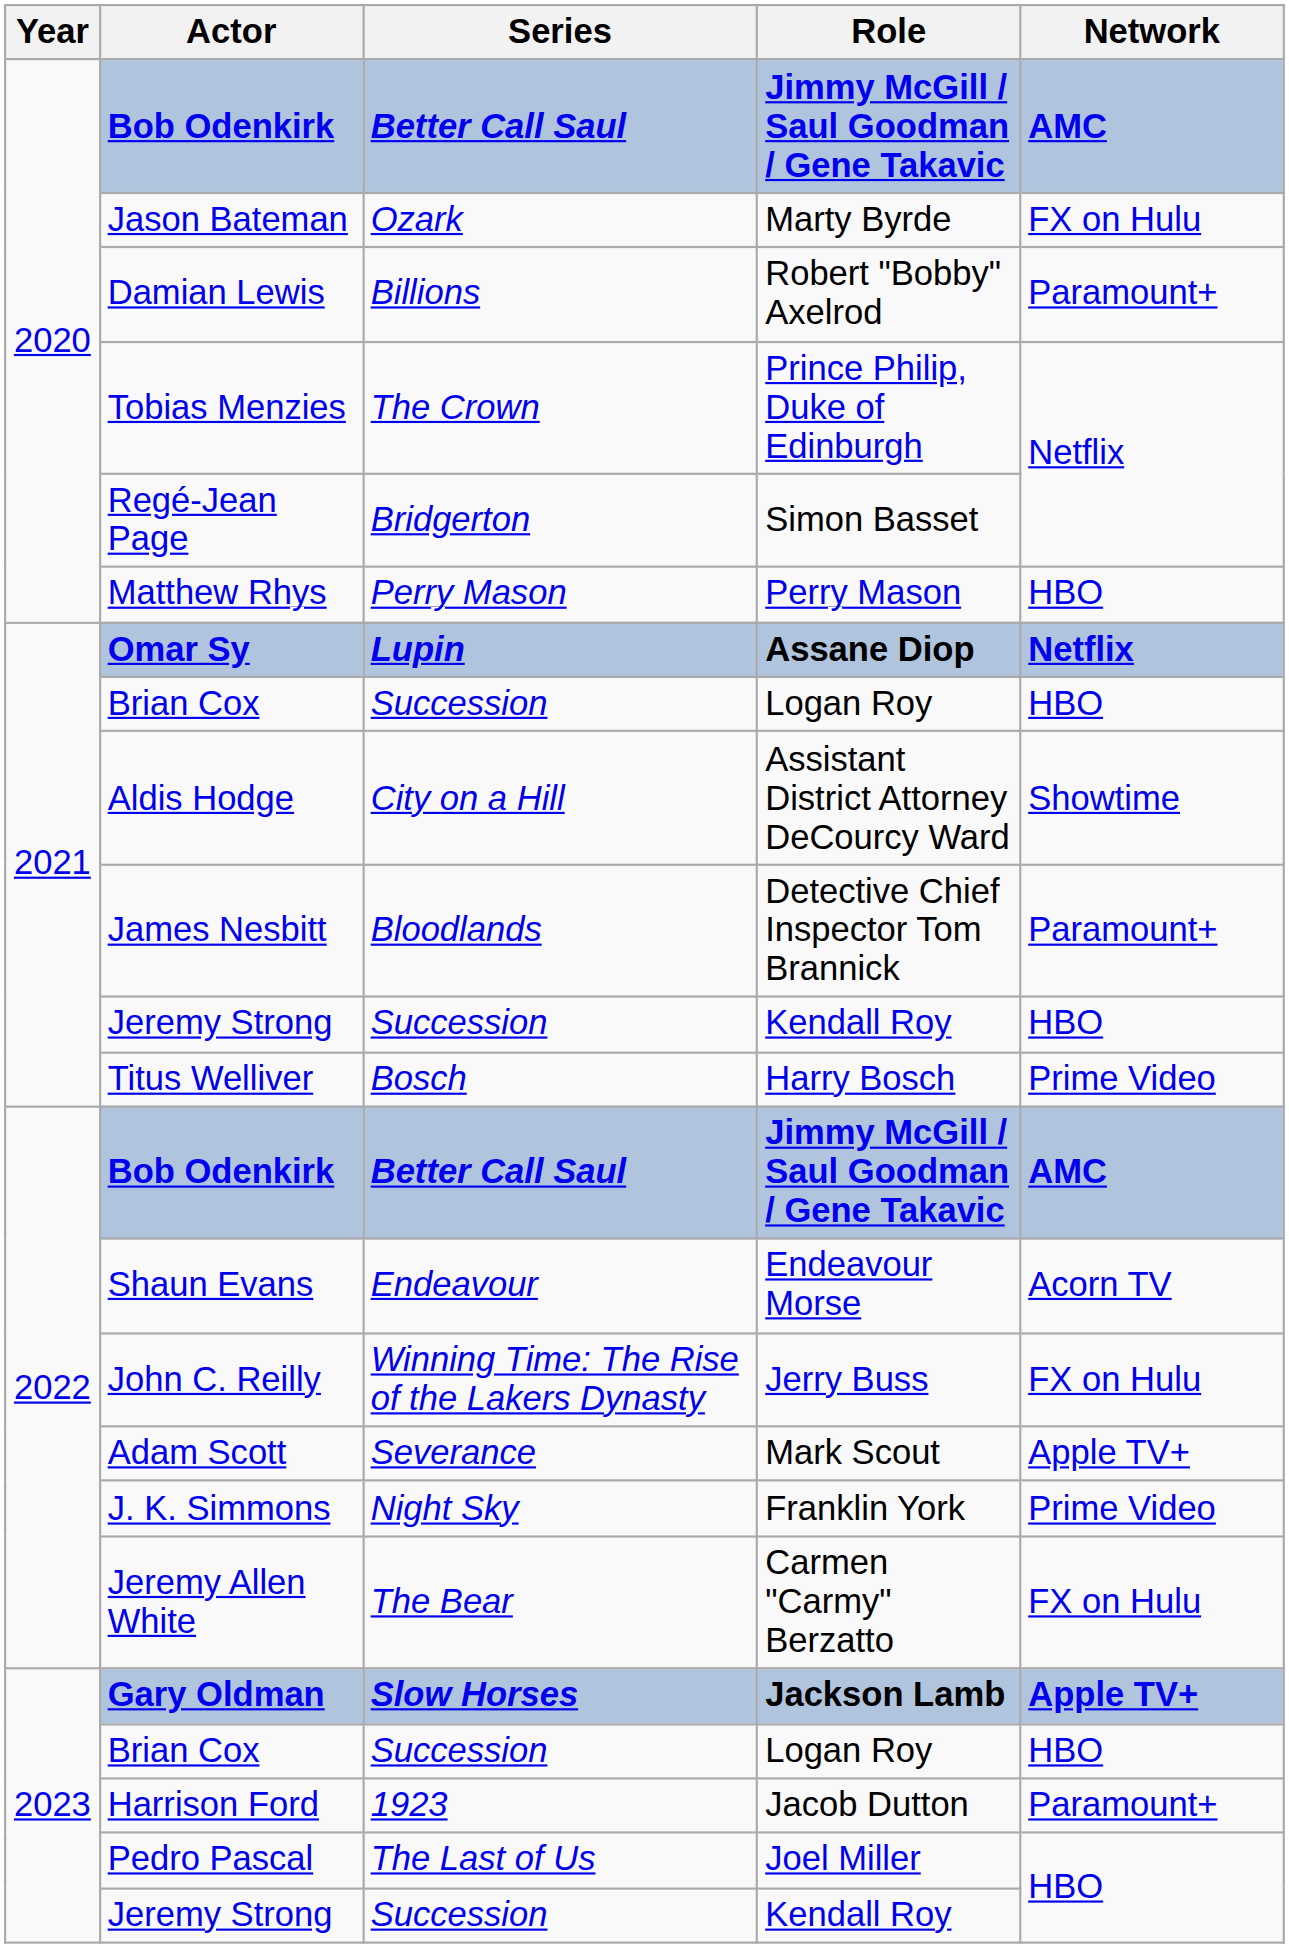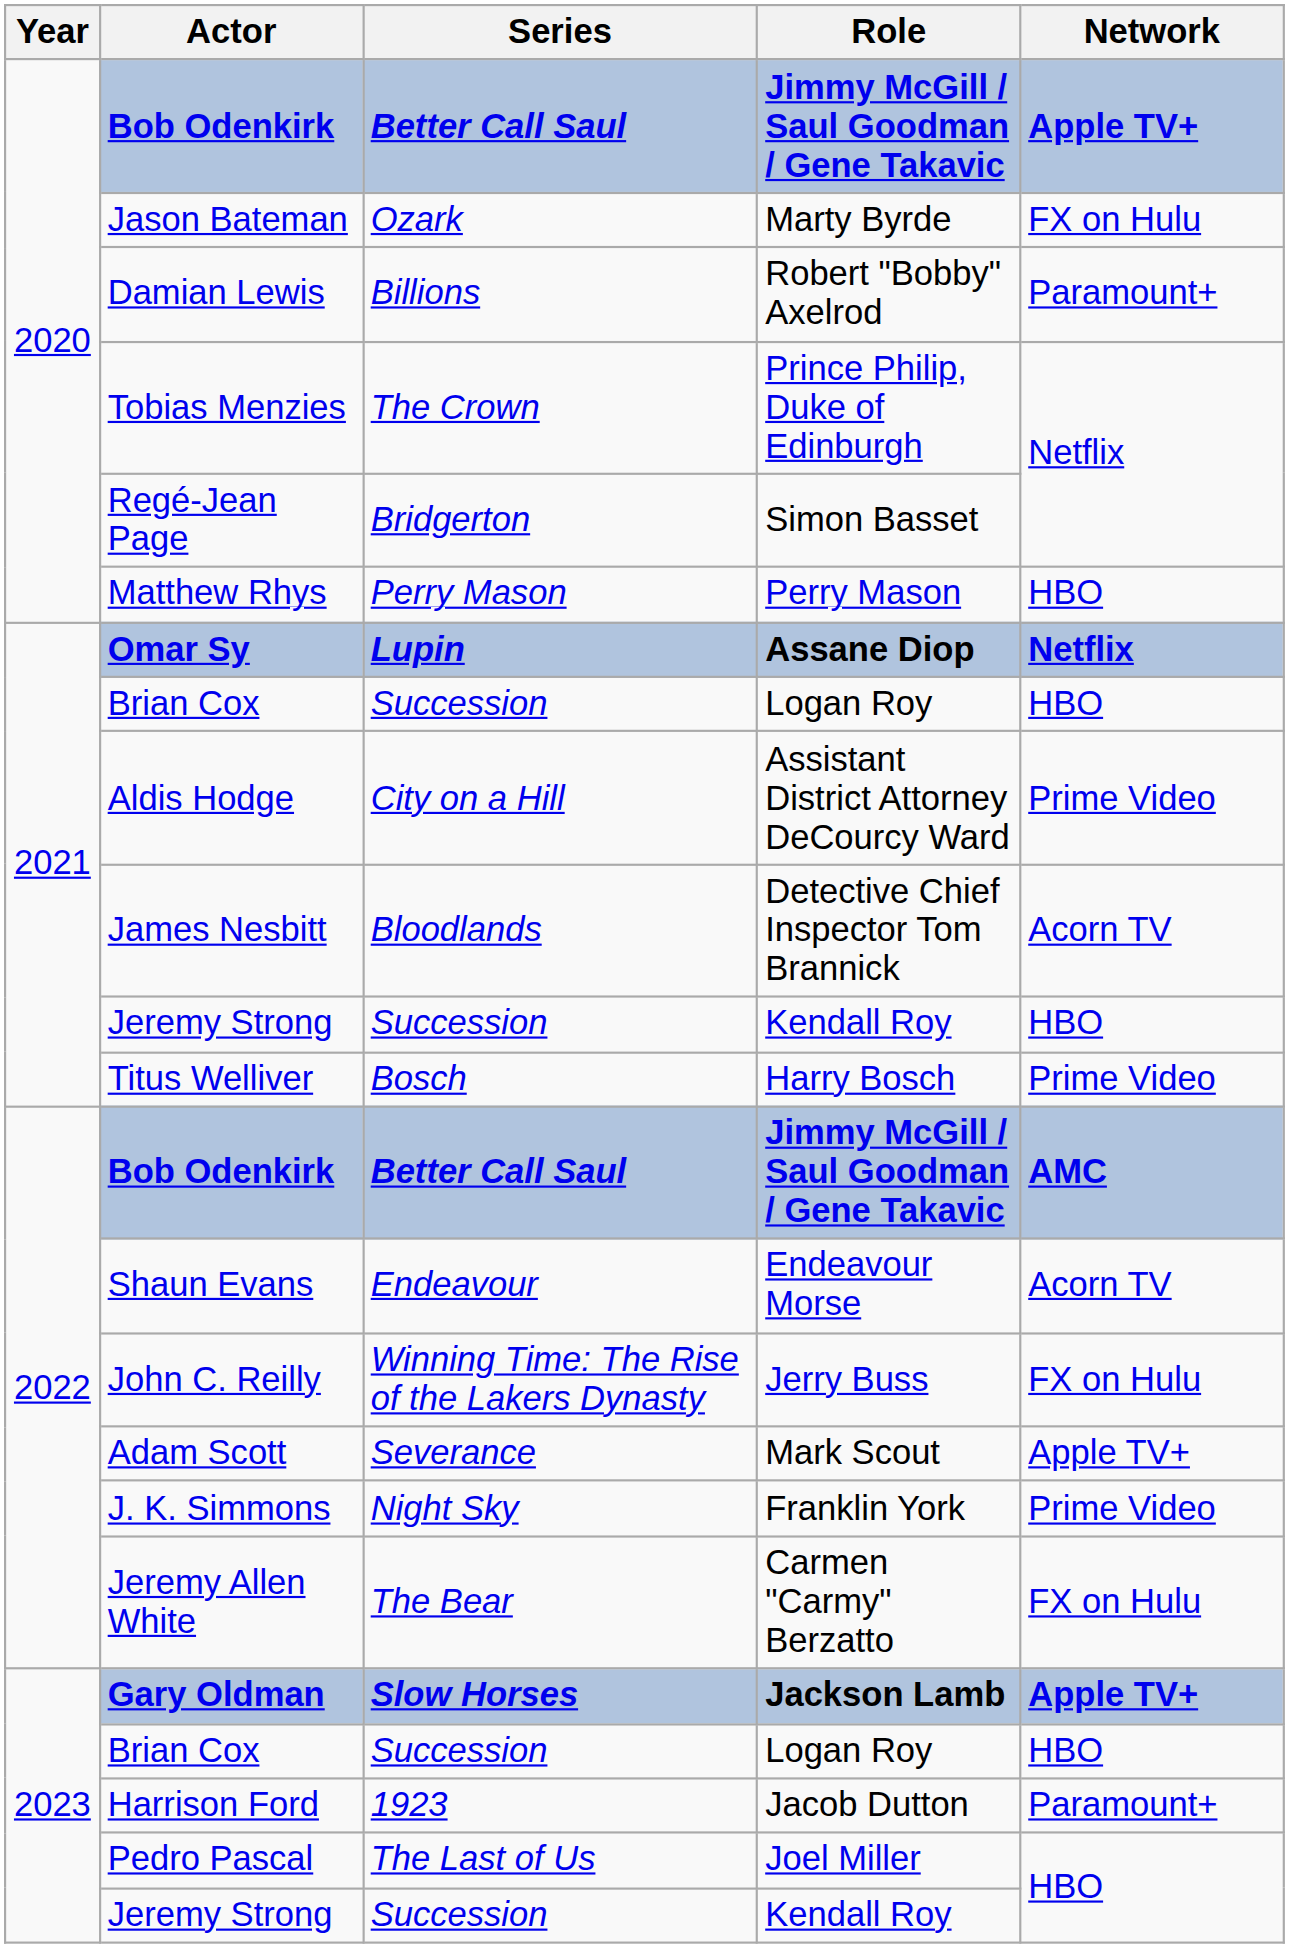(1068, 125) AMC -> (1113, 125) Apple TV+
(1104, 797) Showtime -> (1122, 797) Prime Video
(1123, 929) Paramount+ -> (1100, 929) Acorn TV
